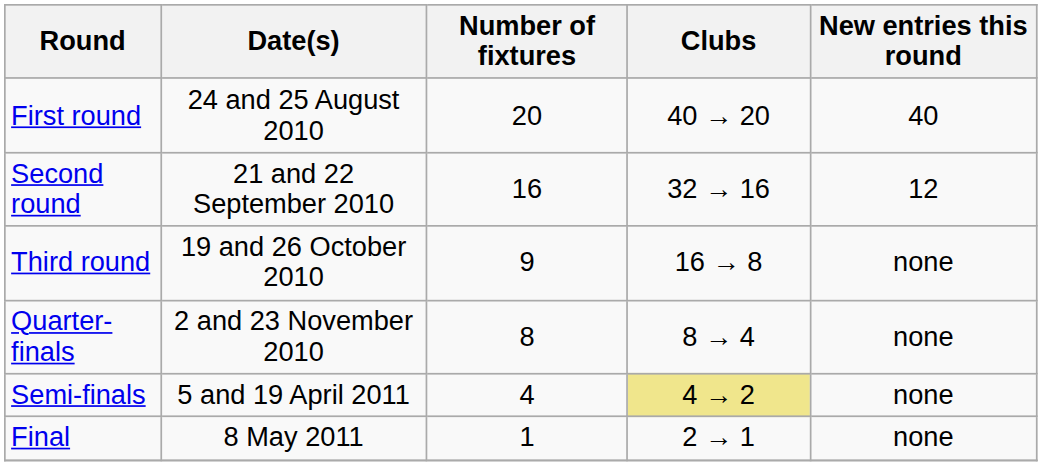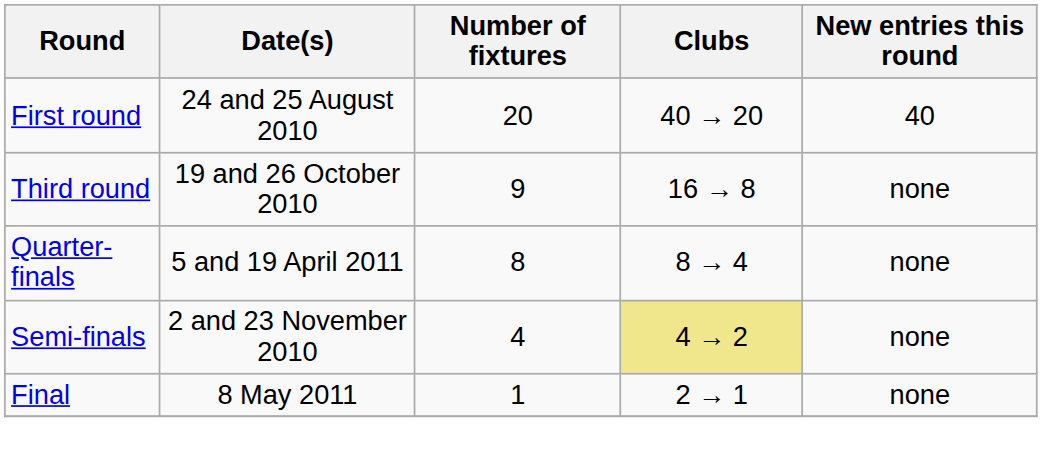- row: (57, 188)
(294, 336) 2 and 23 November 2010 -> (287, 262) 5 and 19 April 2011
(294, 394) 5 and 19 April 2011 -> (287, 336) 2 and 23 November 2010
